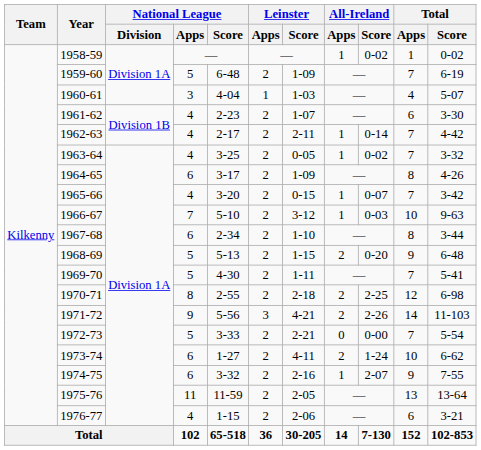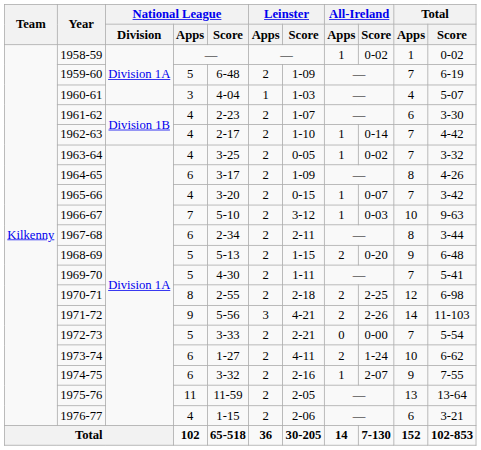(304, 134) 2-11 -> (304, 134) 1-10
(304, 235) 1-10 -> (304, 235) 2-11
